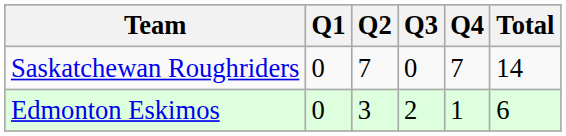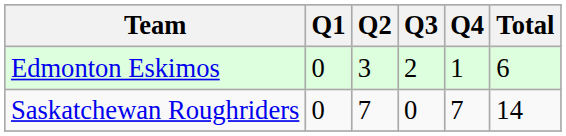rows swapped: (155, 67) <-> (115, 109)
